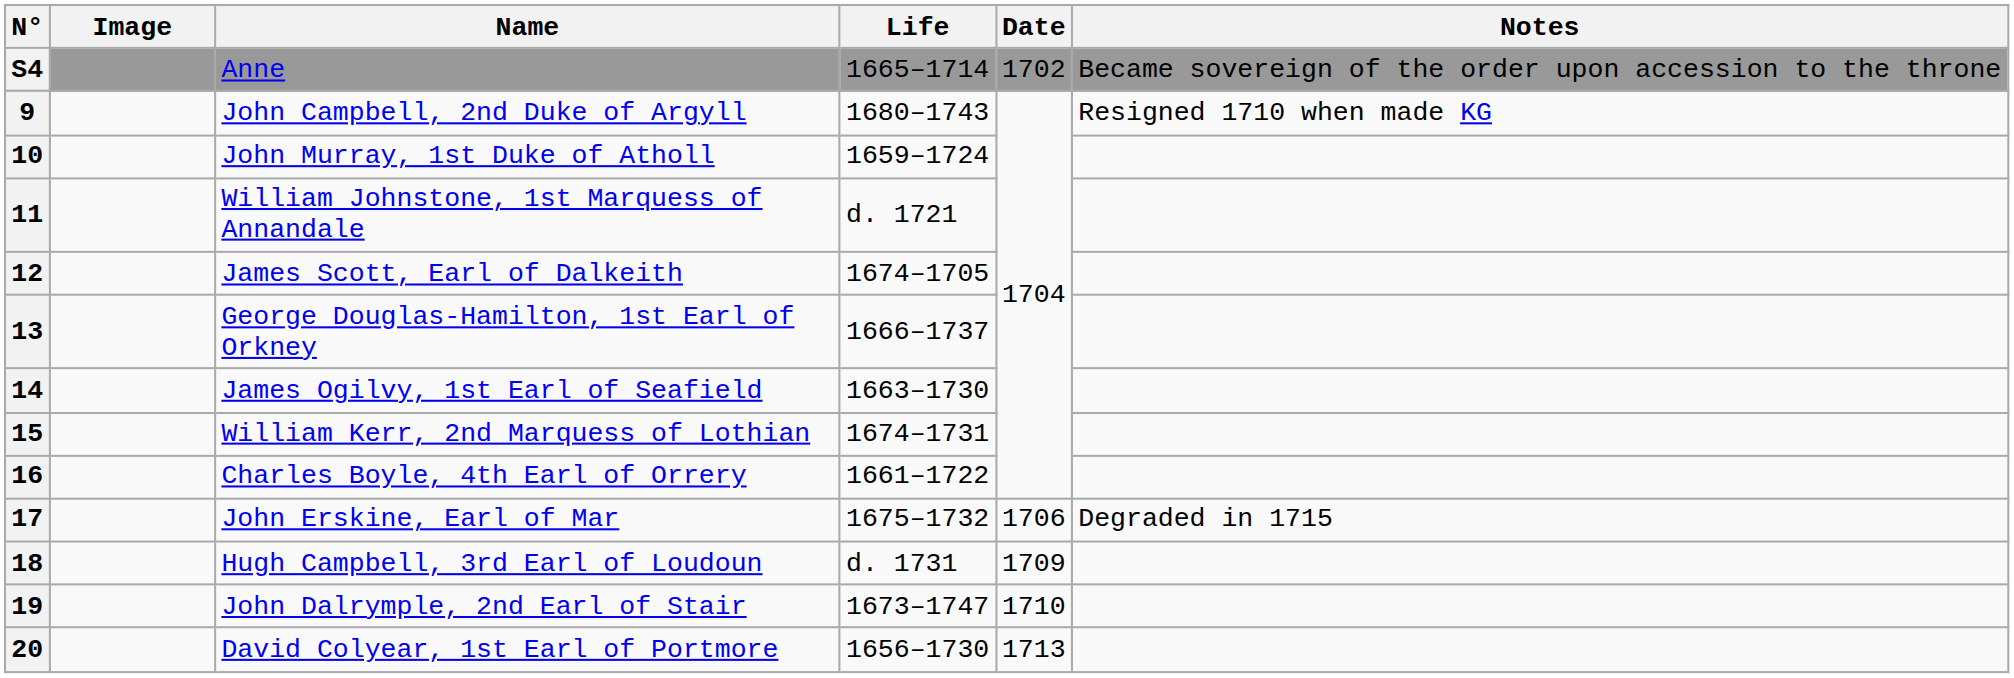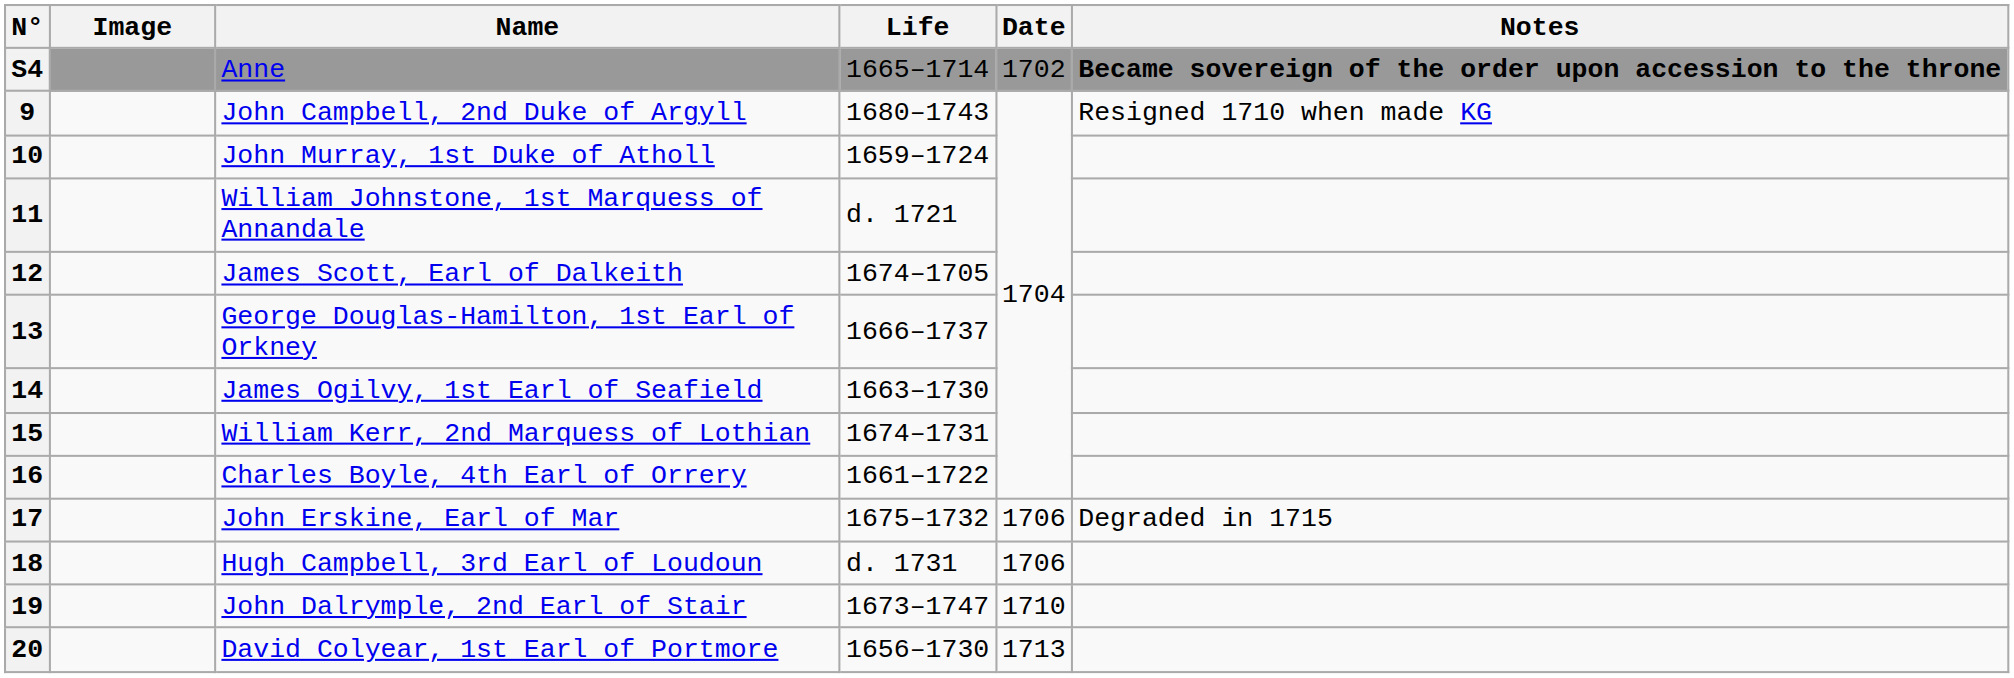(1540, 70) normal -> (1540, 70) bold
(1034, 563) 1709 -> (1034, 563) 1706
